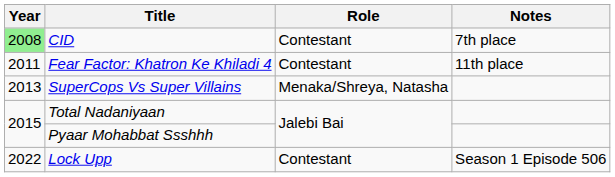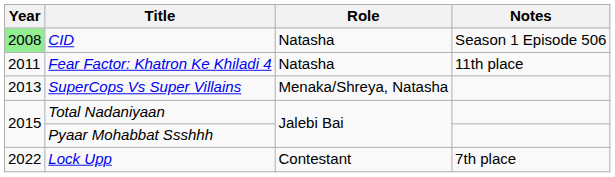(315, 40) Contestant -> (306, 40) Natasha
(486, 40) 7th place -> (531, 40) Season 1 Episode 506
(315, 64) Contestant -> (306, 64) Natasha
(531, 159) Season 1 Episode 506 -> (486, 159) 7th place
